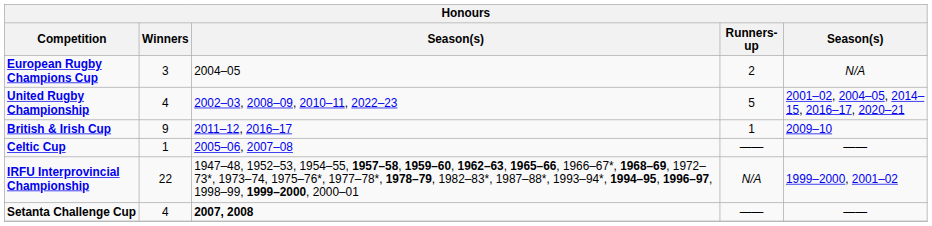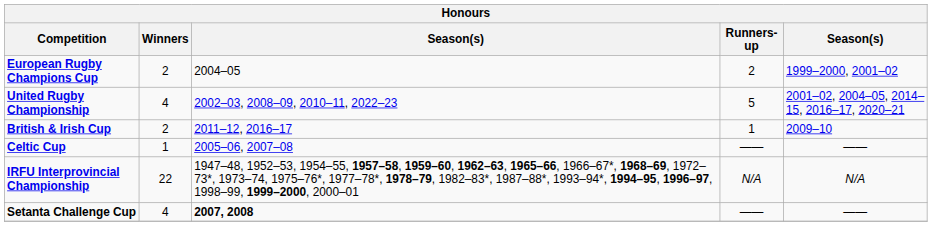(165, 71) 3 -> (165, 71) 2
(855, 71) N/A -> (842, 71) 1999–2000, 2001–02
(165, 128) 9 -> (165, 128) 2
(842, 179) 1999–2000, 2001–02 -> (855, 179) N/A
